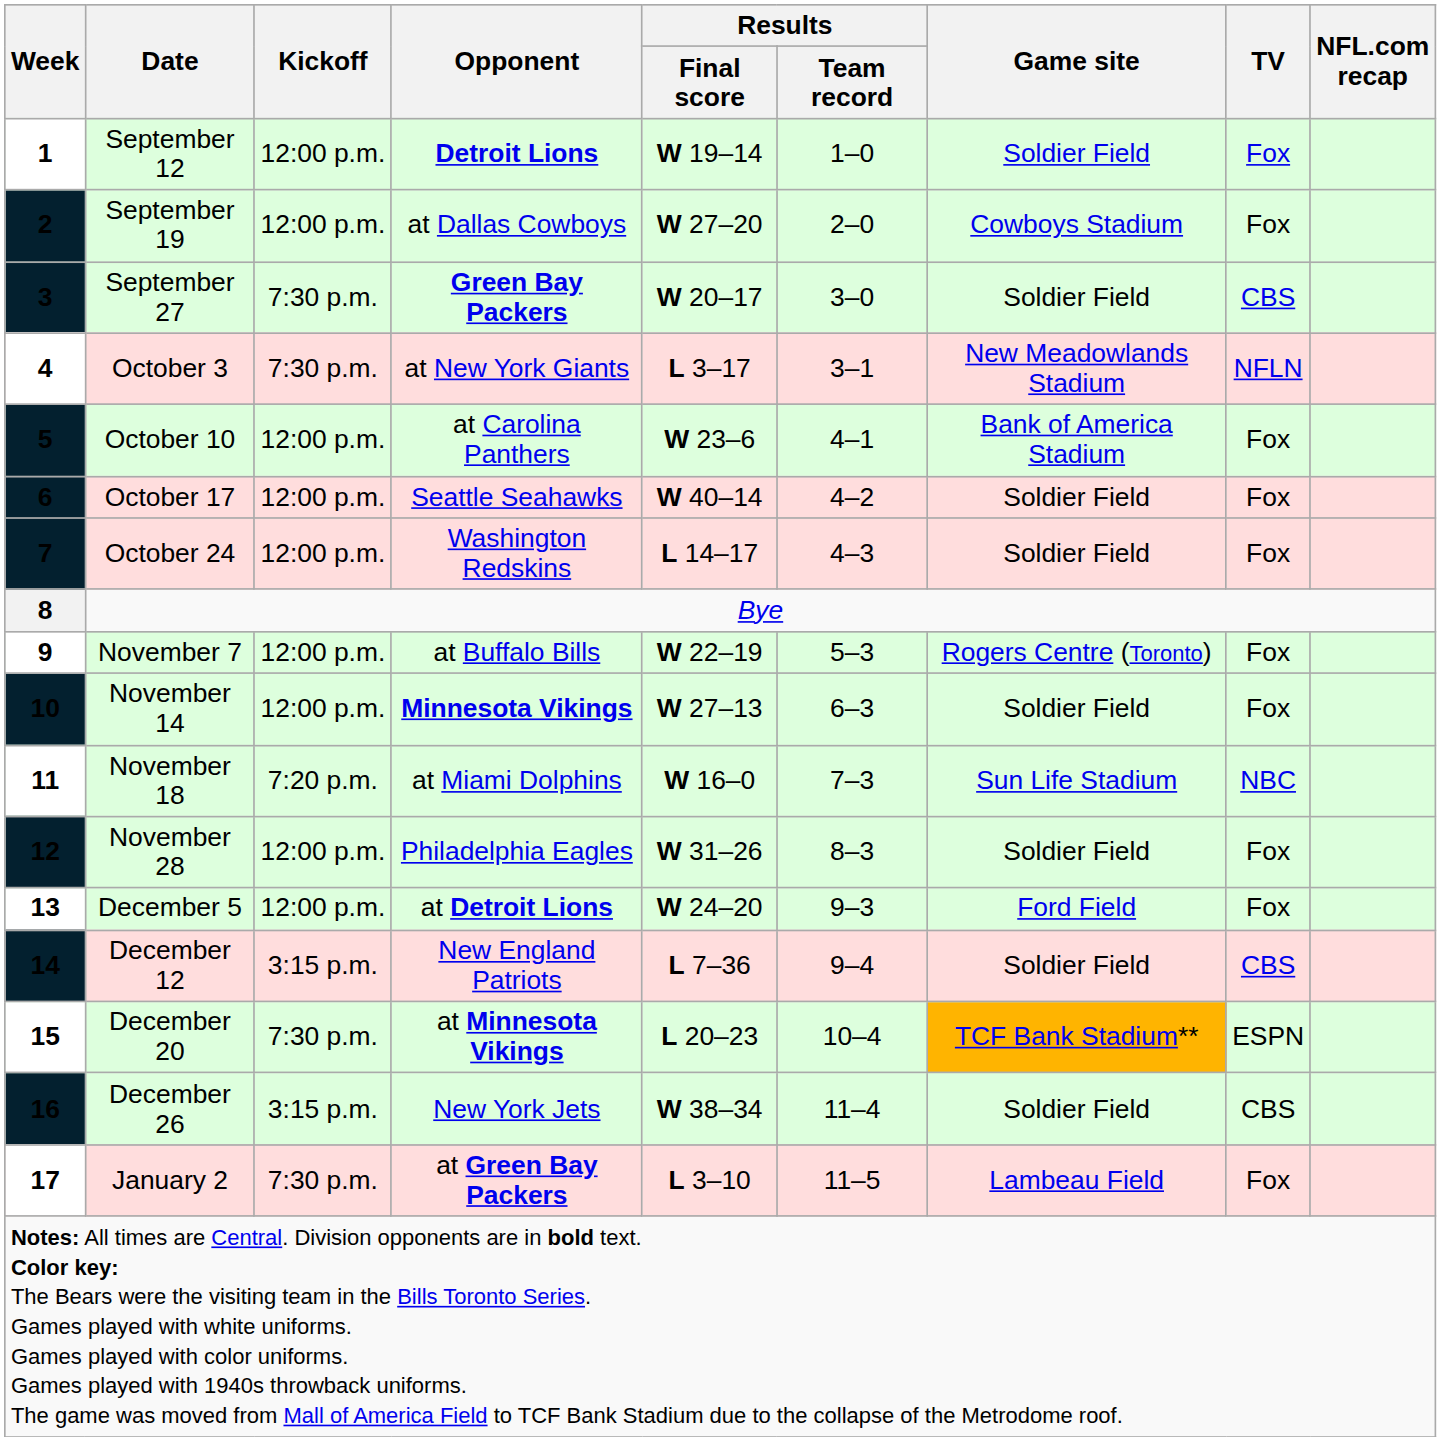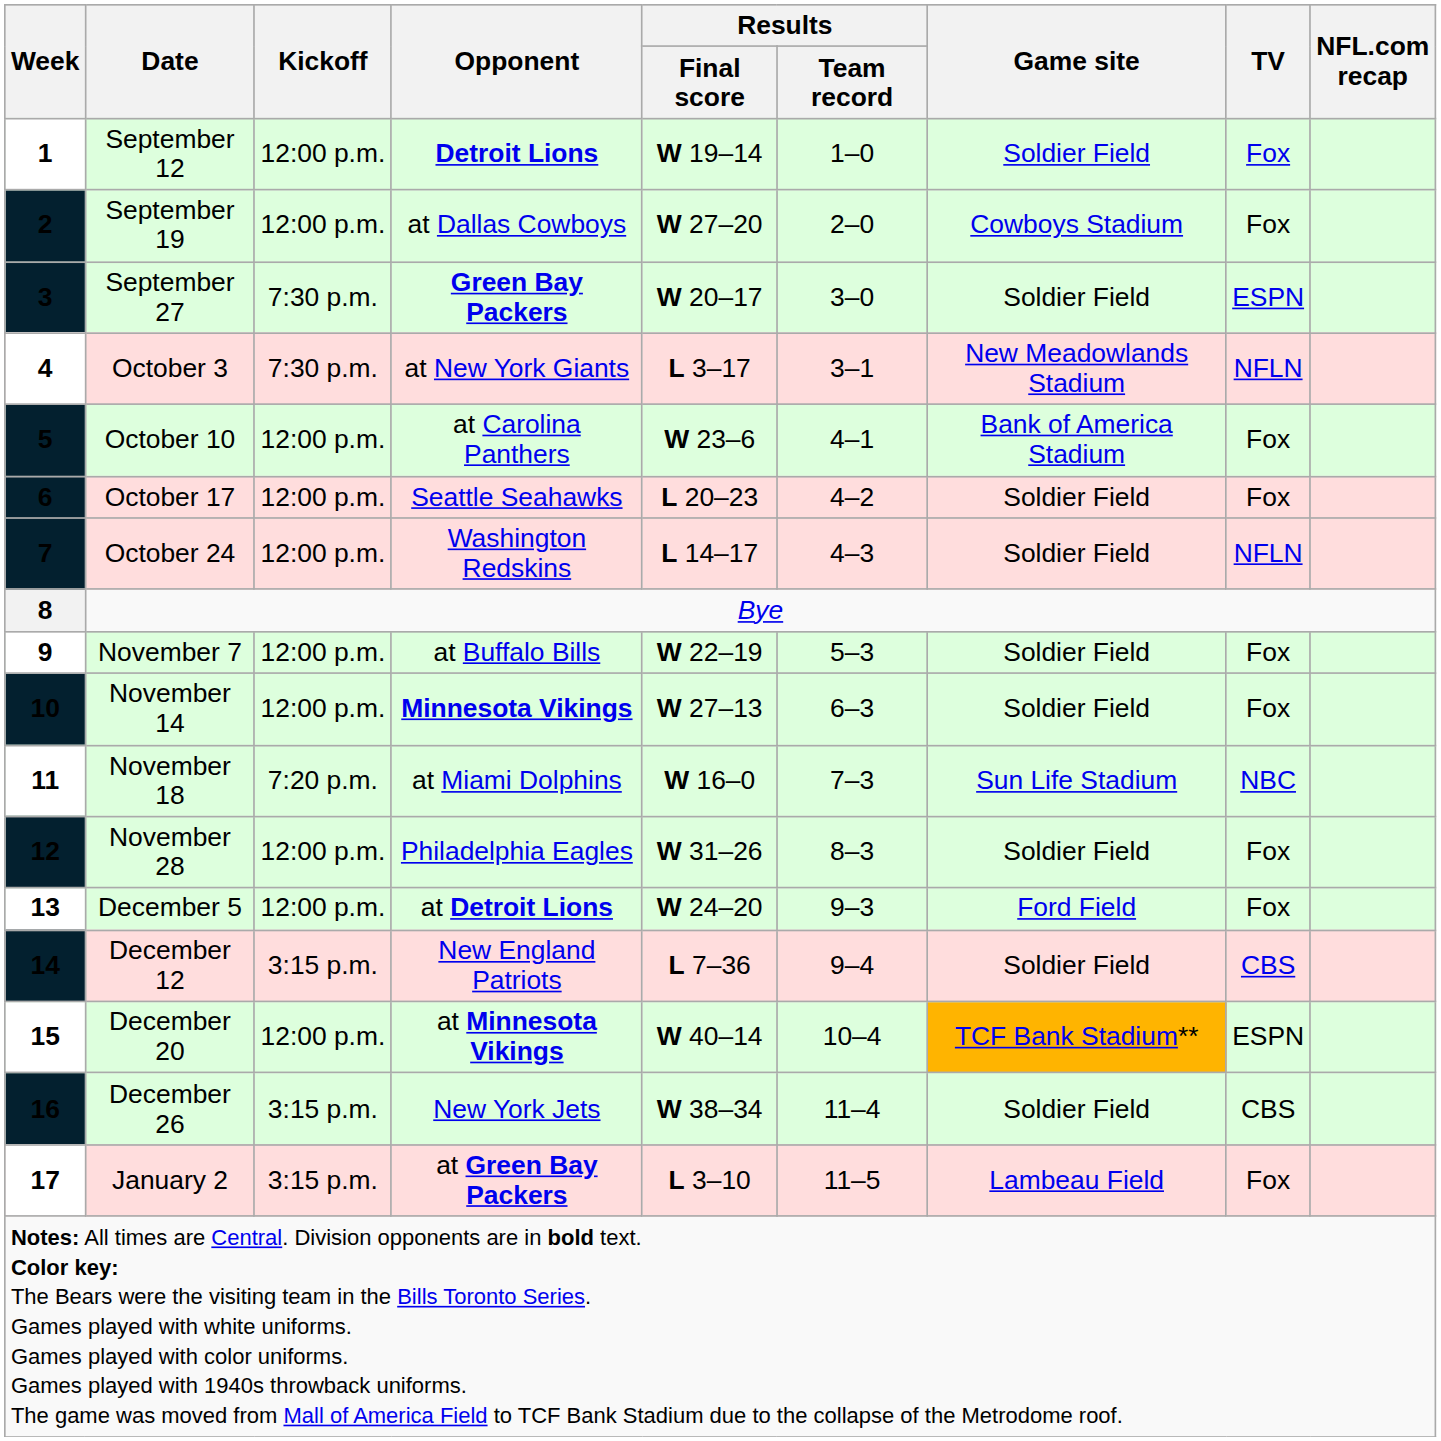(1268, 296) CBS -> (1268, 296) ESPN
(710, 496) W 40–14 -> (710, 496) L 20–23
(1268, 553) Fox -> (1268, 553) NFLN
(1077, 652) Rogers Centre (Toronto) -> (1077, 652) Soldier Field
(323, 1036) 7:30 p.m. -> (323, 1036) 12:00 p.m.
(710, 1036) L 20–23 -> (710, 1036) W 40–14
(323, 1180) 7:30 p.m. -> (323, 1180) 3:15 p.m.
